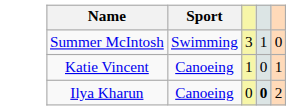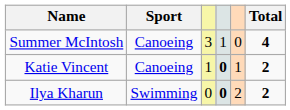+ column: (266, 17)
(204, 42) Swimming -> (164, 42) Canoeing
(264, 67) normal -> (223, 67) bold
(204, 92) Canoeing -> (164, 92) Swimming
